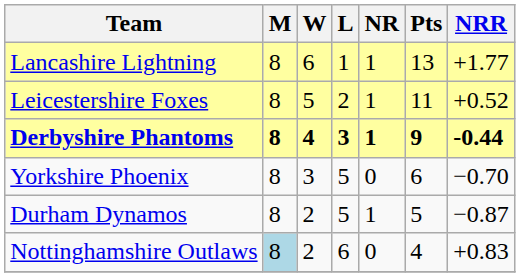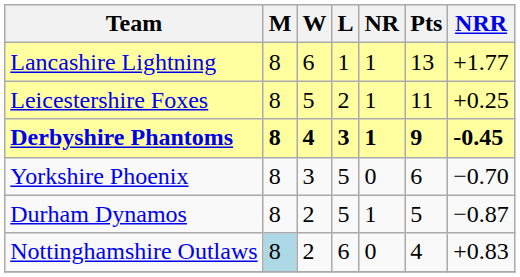(481, 99) +0.52 -> (481, 99) +0.25
(478, 137) -0.44 -> (478, 137) -0.45
